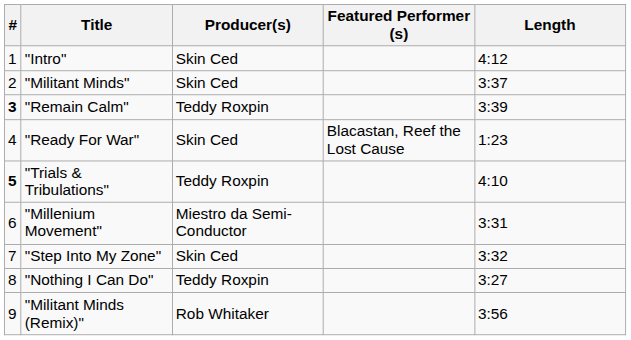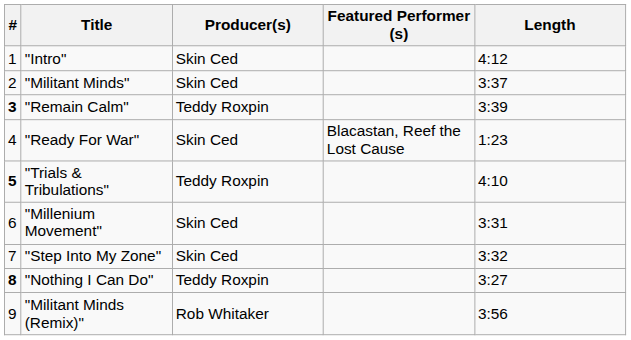(234, 223) Miestro da Semi-Conductor -> (207, 223) Skin Ced
(12, 280) normal -> (12, 280) bold
